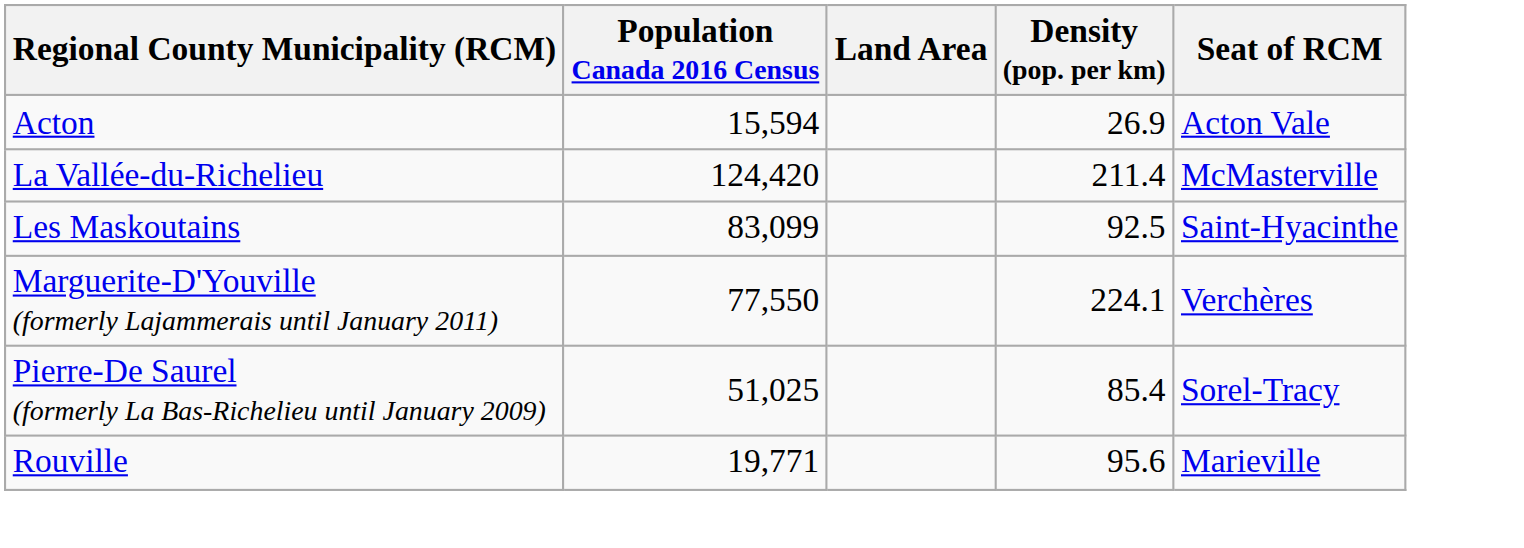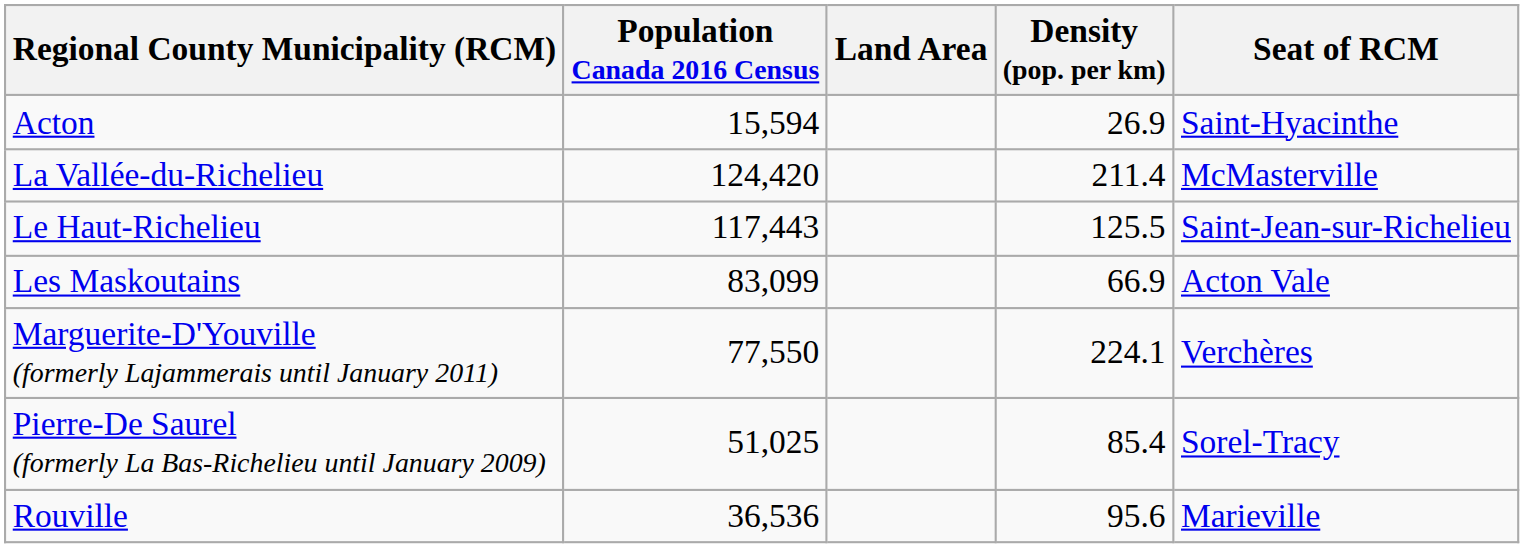(1255, 121) Acton Vale -> (1290, 121) Saint-Hyacinthe
+ row: (137, 227)
(1136, 227) 92.5 -> (1136, 280) 66.9
(1290, 227) Saint-Hyacinthe -> (1255, 280) Acton Vale
(773, 462) 19,771 -> (773, 515) 36,536
